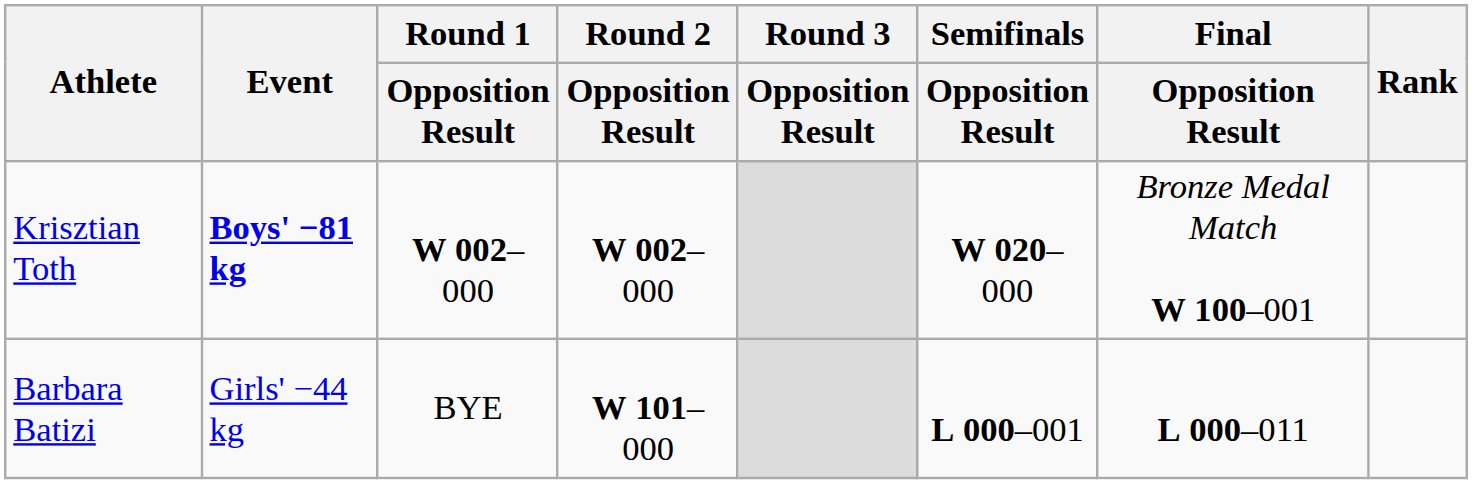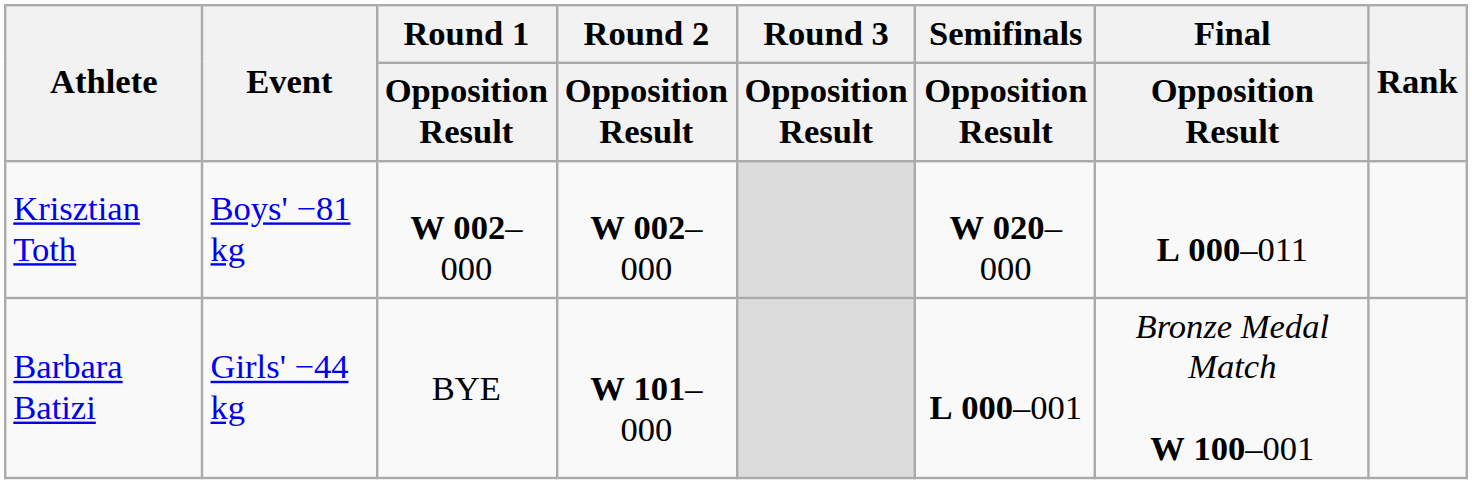(281, 249) bold -> (281, 228) normal
(1233, 249) Bronze Medal Match W 100–001 -> (1232, 249) L 000–011
(1233, 428) L 000–011 -> (1232, 387) Bronze Medal Match W 100–001
